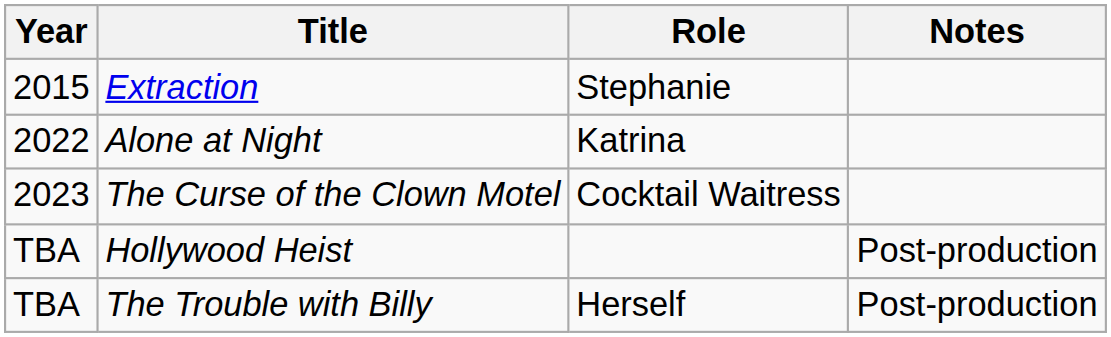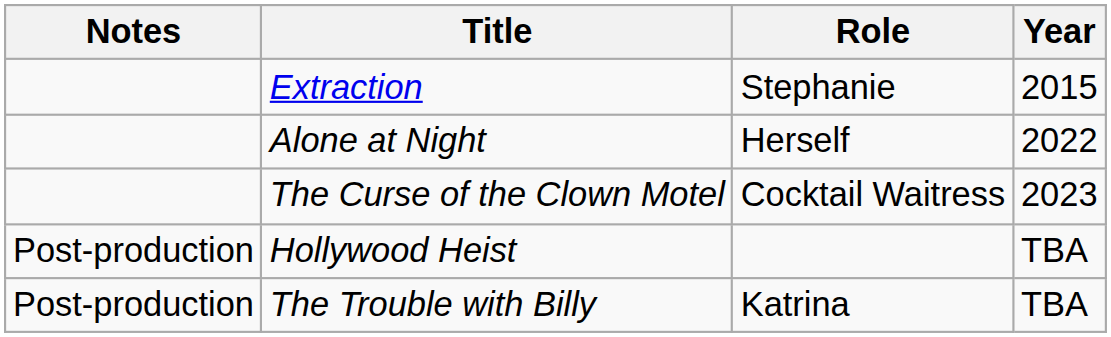columns swapped: (51, 31) <-> (977, 31)
(631, 140) Katrina -> (795, 140) Herself
(631, 304) Herself -> (795, 304) Katrina
